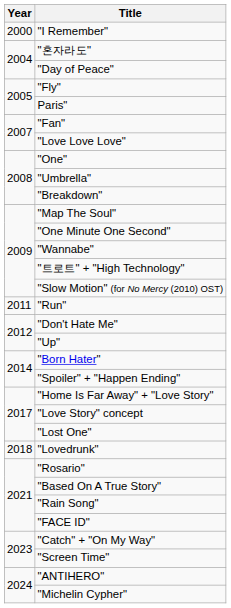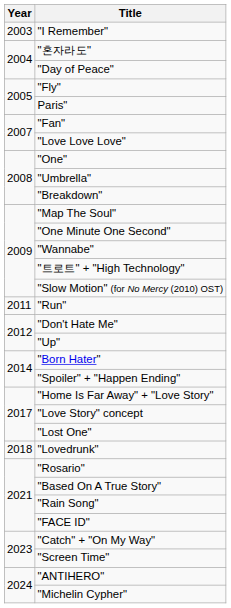(20, 31) 2000 -> (20, 31) 2003
